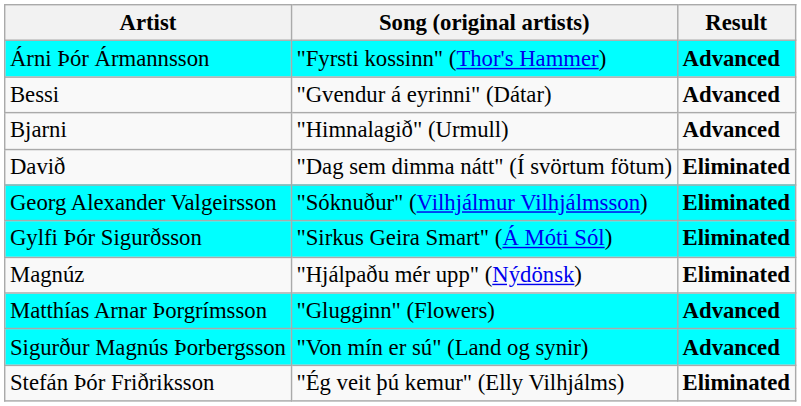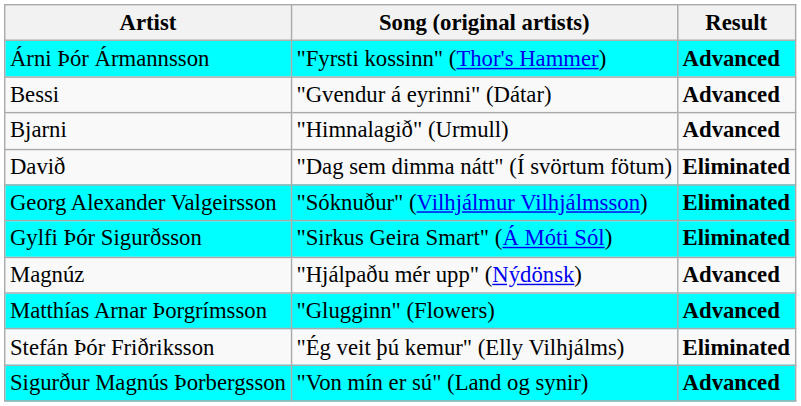(736, 274) Eliminated -> (731, 274) Advanced
rows swapped: (148, 346) <-> (112, 382)
